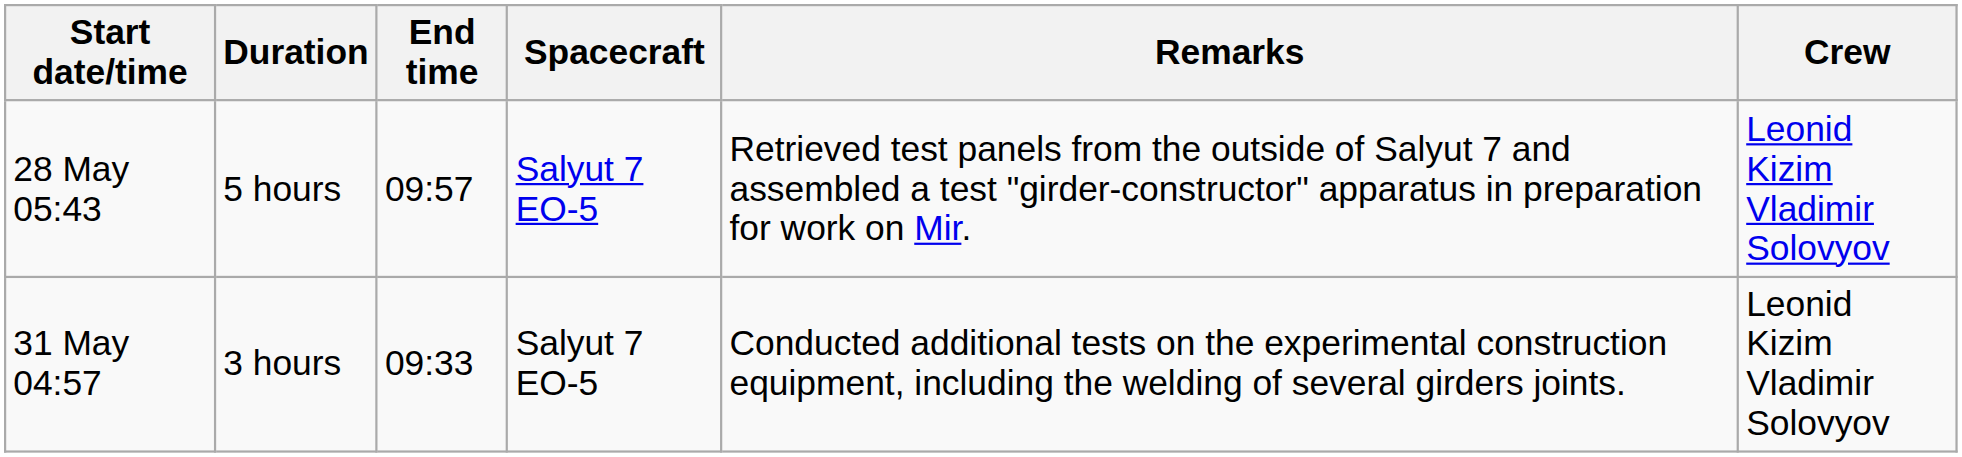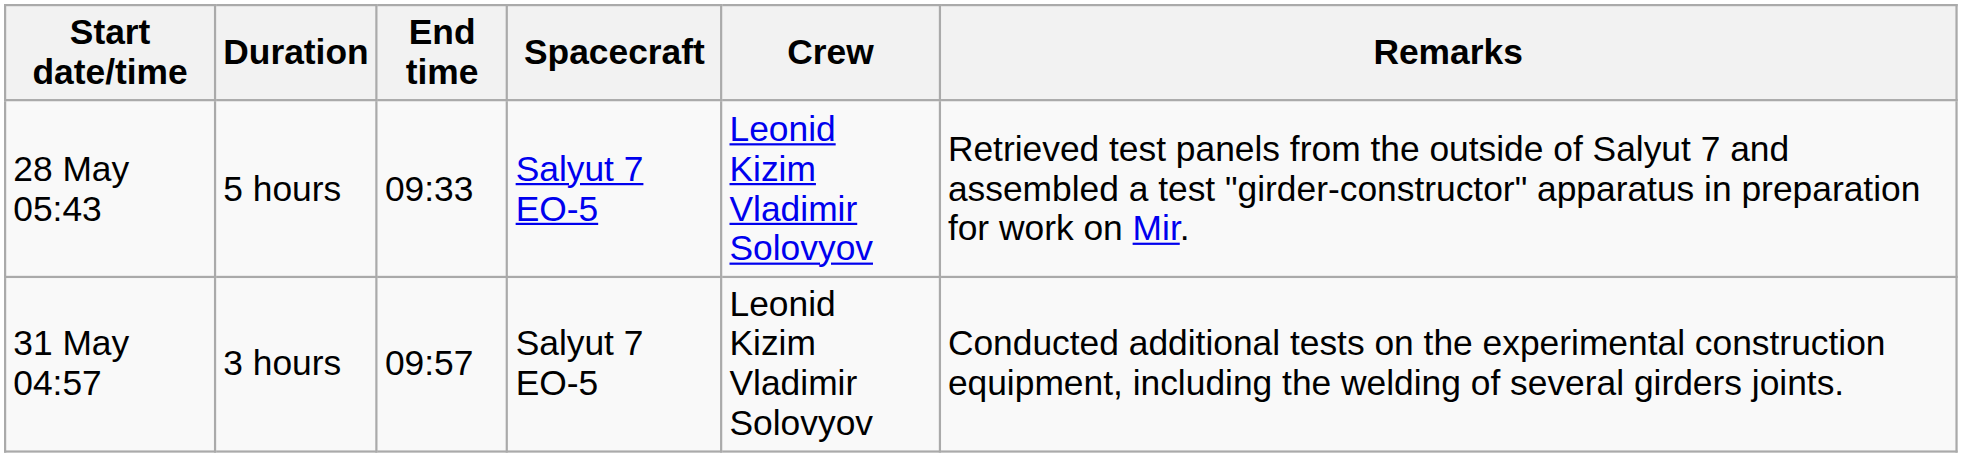columns swapped: (1847, 52) <-> (1230, 52)
(429, 188) 09:57 -> (429, 188) 09:33
(429, 363) 09:33 -> (429, 363) 09:57
